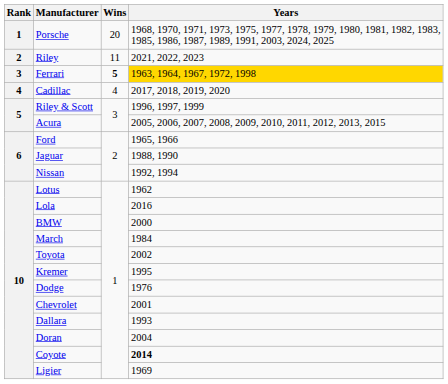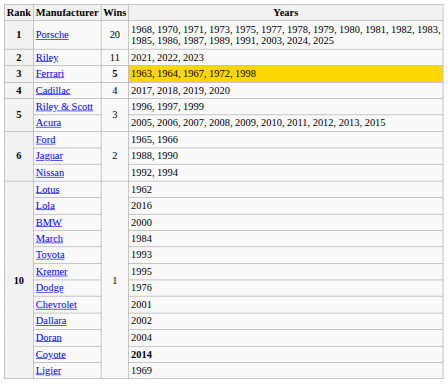(141, 255) 2002 -> (141, 255) 1993
(141, 321) 1993 -> (141, 321) 2002
